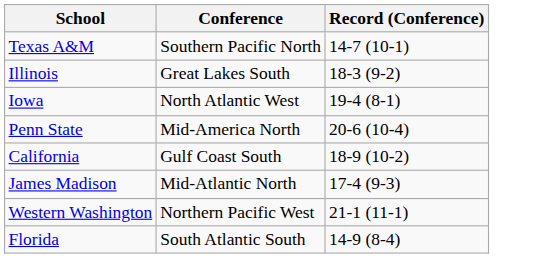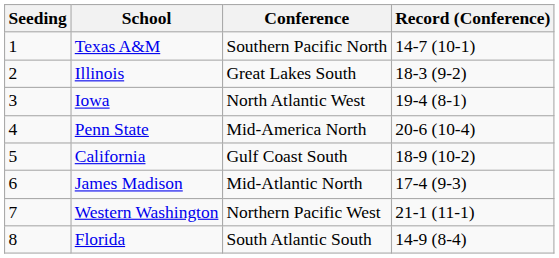+ column: (38, 18)
